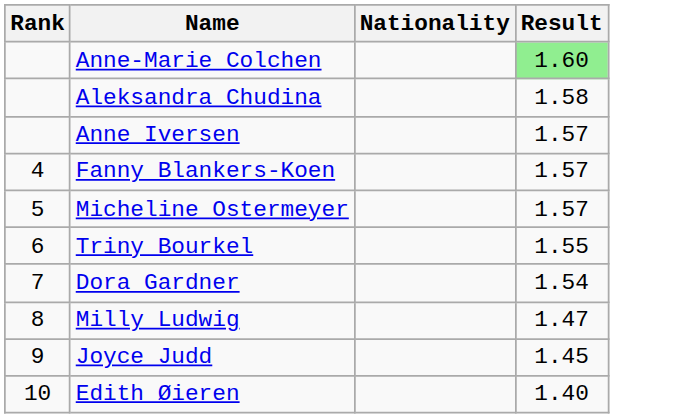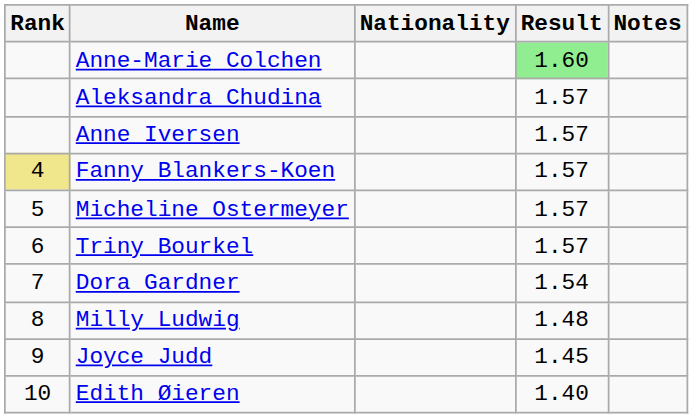+ column: (648, 23)
(562, 98) 1.58 -> (562, 98) 1.57
(38, 172) no background -> (38, 172) khaki background
(562, 246) 1.55 -> (562, 246) 1.57
(562, 320) 1.47 -> (562, 320) 1.48
